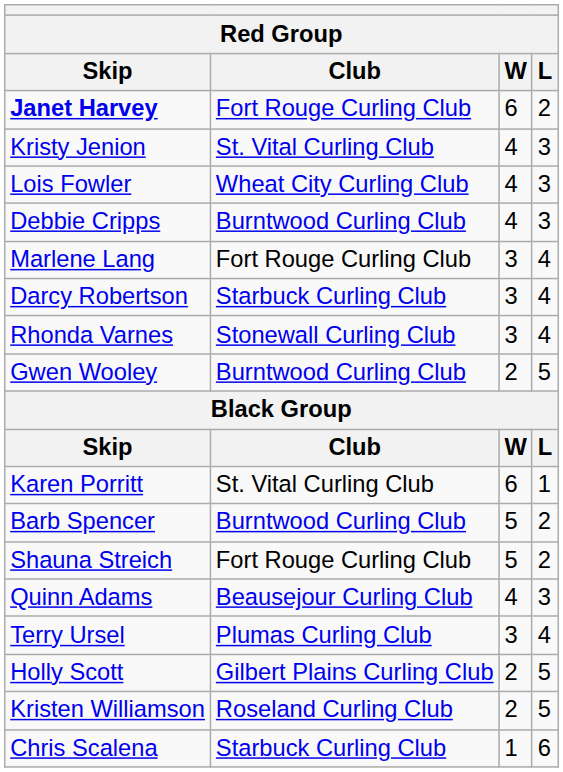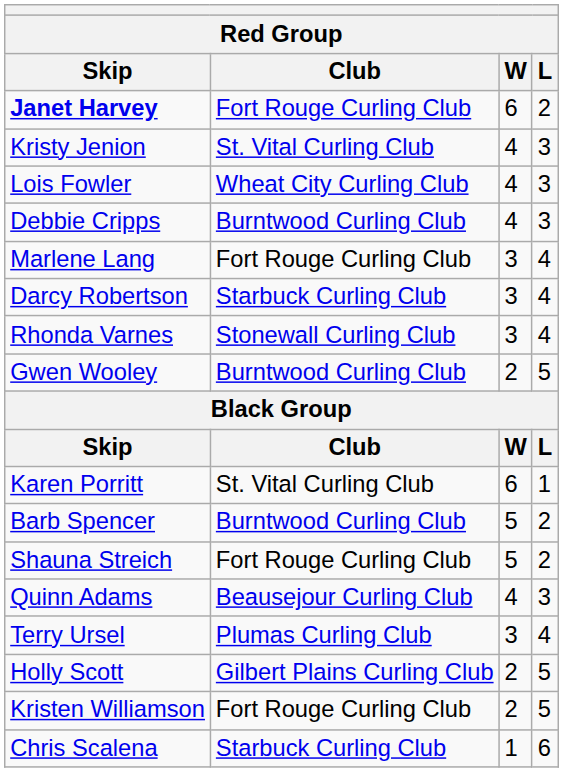(334, 710) Roseland Curling Club -> (344, 710) Fort Rouge Curling Club
